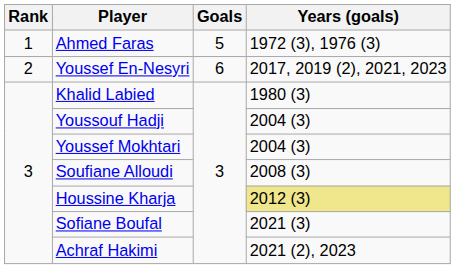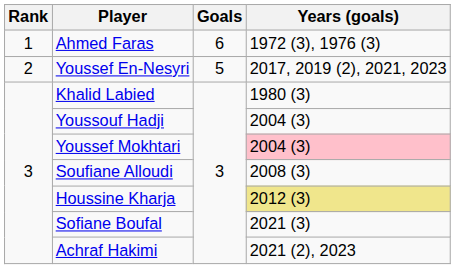(220, 43) 5 -> (220, 43) 6
(220, 69) 6 -> (220, 69) 5
(280, 146) no background -> (280, 146) pink background
